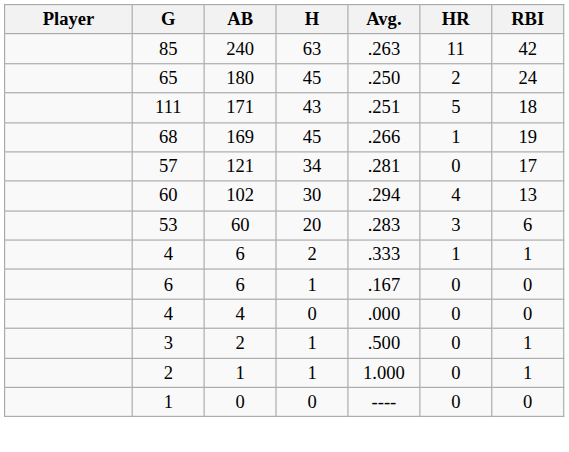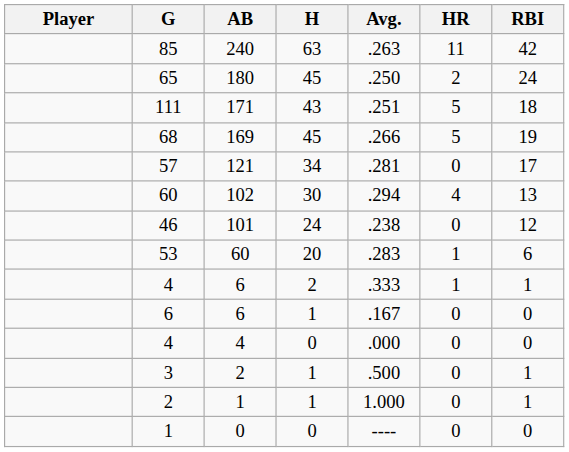(456, 136) 1 -> (456, 136) 5
+ row: (168, 225)
(456, 225) 3 -> (456, 254) 1
